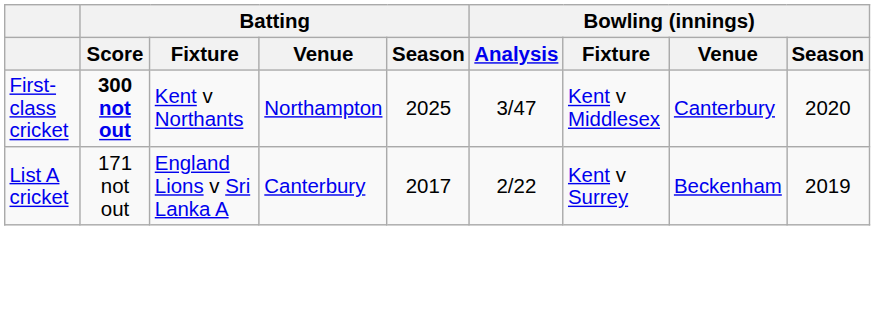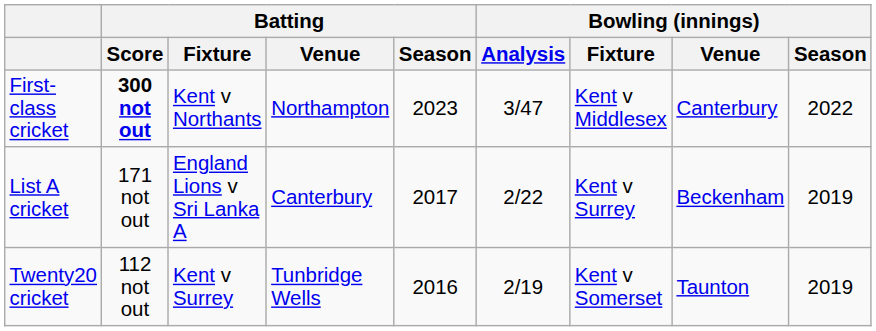(428, 109) 2025 -> (435, 109) 2023
(828, 109) 2020 -> (830, 109) 2022
+ row: (53, 287)
